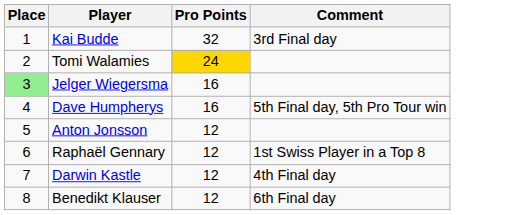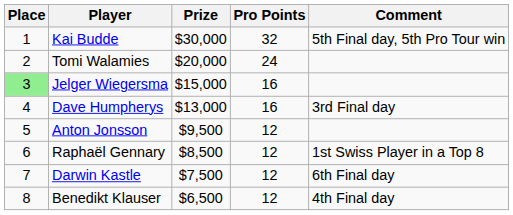+ column: (201, 15)
(295, 38) 3rd Final day -> (409, 38) 5th Final day, 5th Pro Tour win
(211, 61) gold background -> (269, 61) no background
(350, 107) 5th Final day, 5th Pro Tour win -> (354, 107) 3rd Final day
(295, 175) 4th Final day -> (353, 175) 6th Final day
(295, 198) 6th Final day -> (353, 198) 4th Final day
